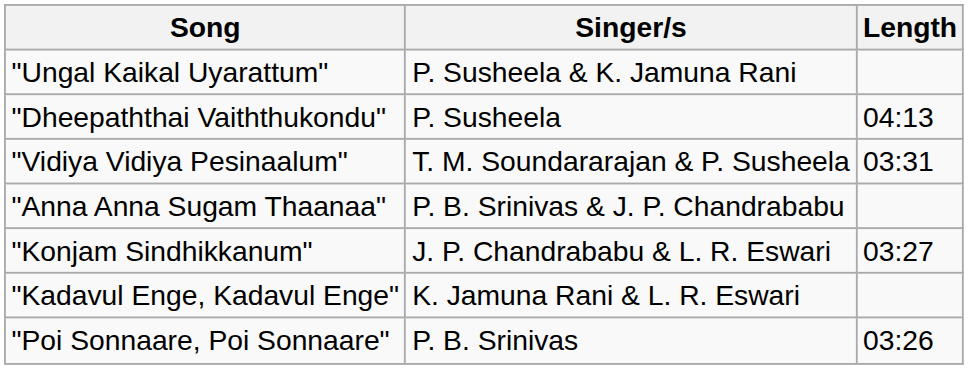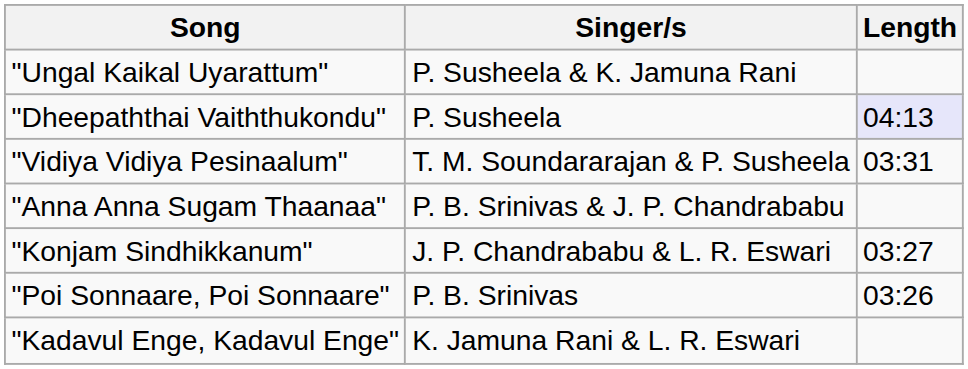(898, 117) no background -> (898, 117) lavender background
rows swapped: (205, 296) <-> (201, 341)
